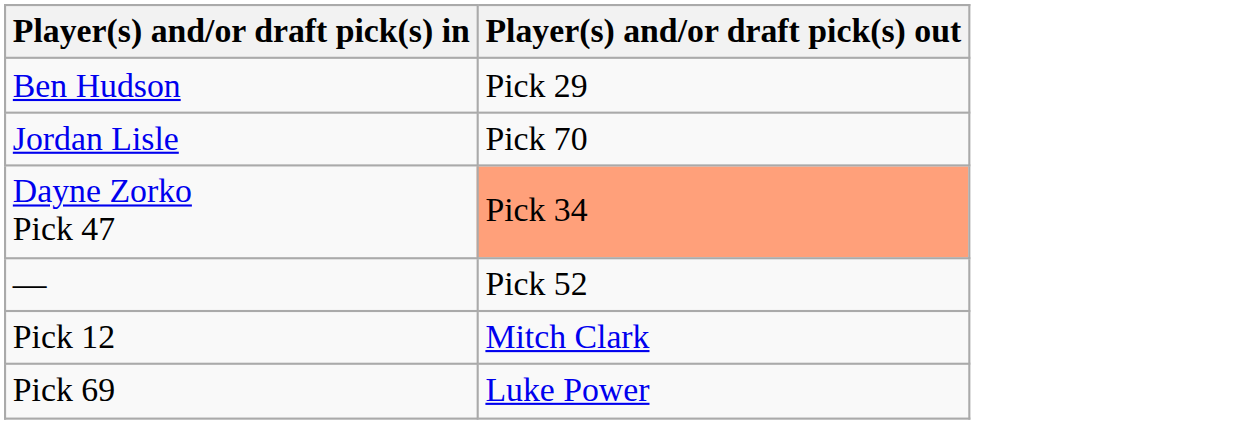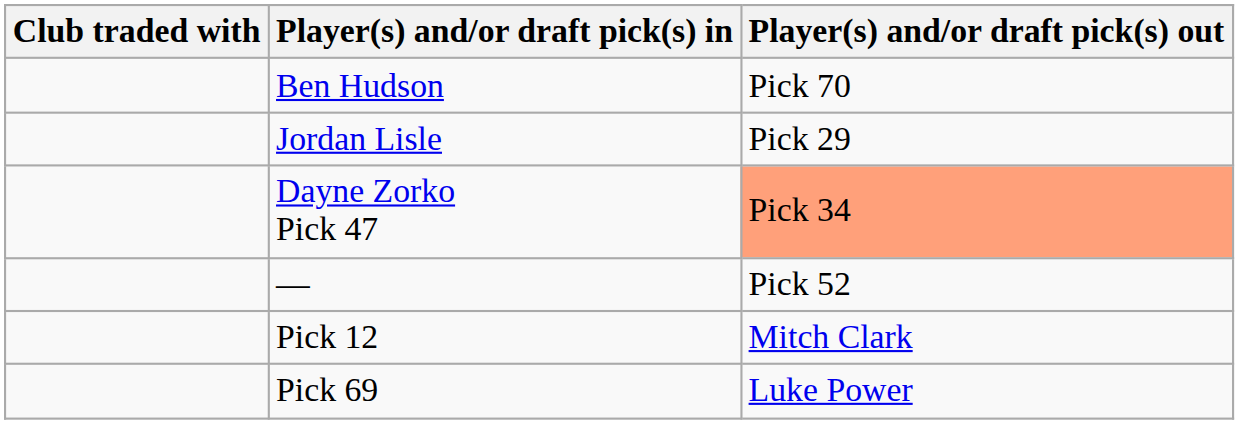+ column: (137, 31)
(537, 84) Pick 29 -> (800, 84) Pick 70
(537, 138) Pick 70 -> (800, 138) Pick 29
